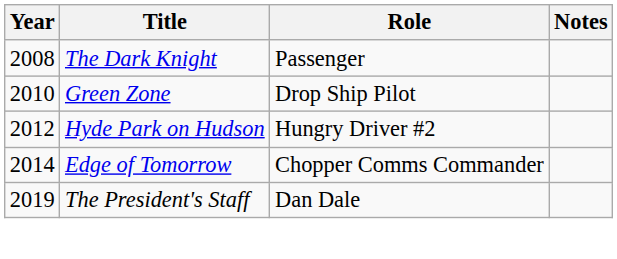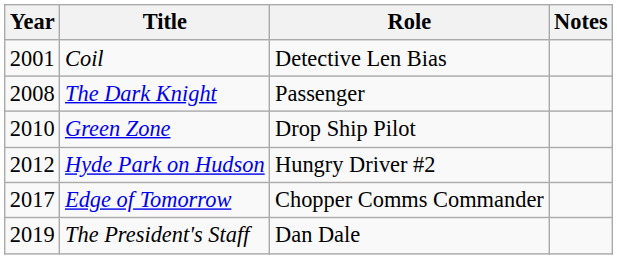+ row: (84, 57)
(32, 164) 2014 -> (32, 199) 2017
